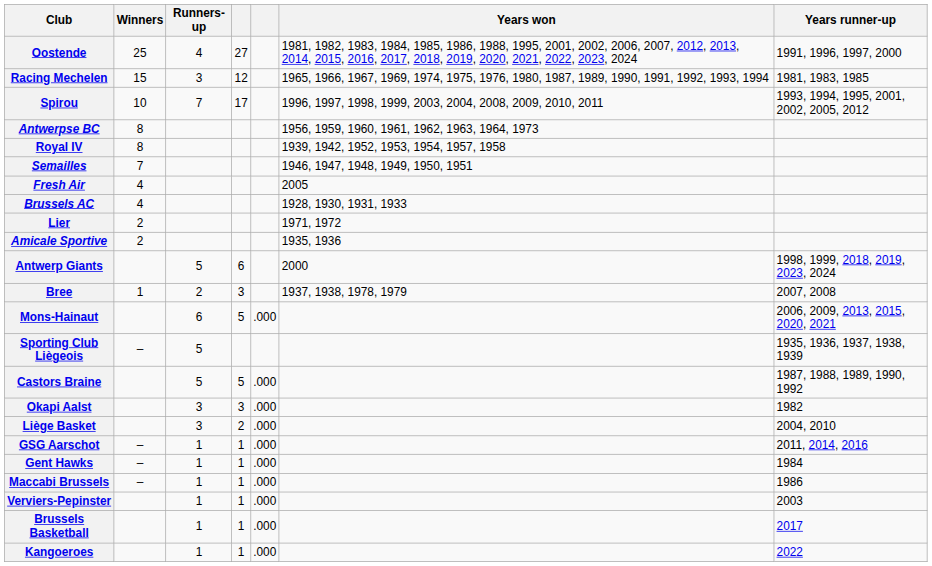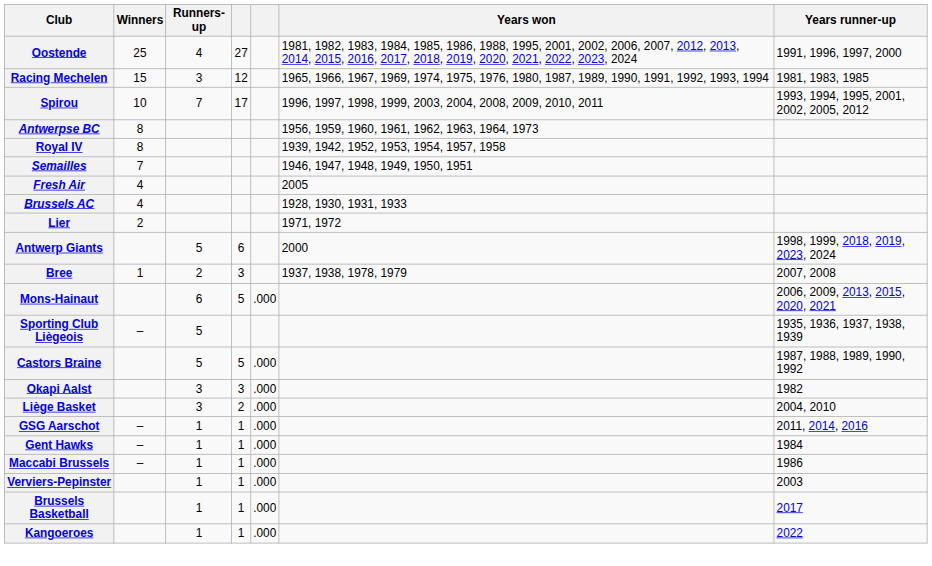- row: (59, 241)
